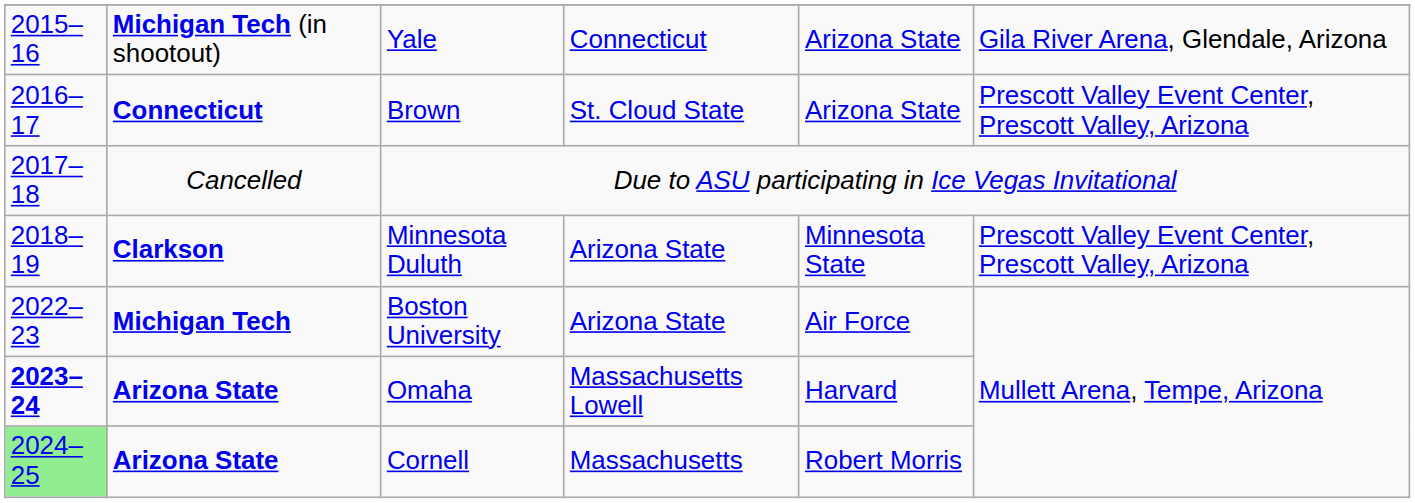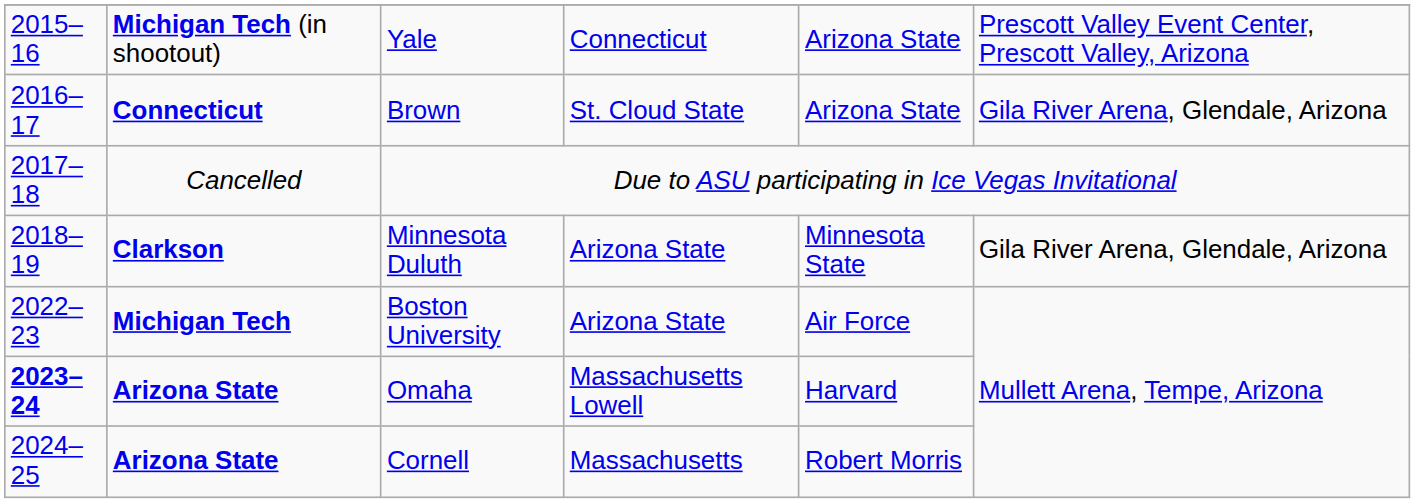(1183, 39) Gila River Arena, Glendale, Arizona -> (1146, 39) Prescott Valley Event Center, Prescott Valley, Arizona
(1146, 109) Prescott Valley Event Center, Prescott Valley, Arizona -> (1183, 109) Gila River Arena, Glendale, Arizona
(1146, 250) Prescott Valley Event Center, Prescott Valley, Arizona -> (1183, 250) Gila River Arena, Glendale, Arizona
(47, 461) lightgreen background -> (47, 461) no background
